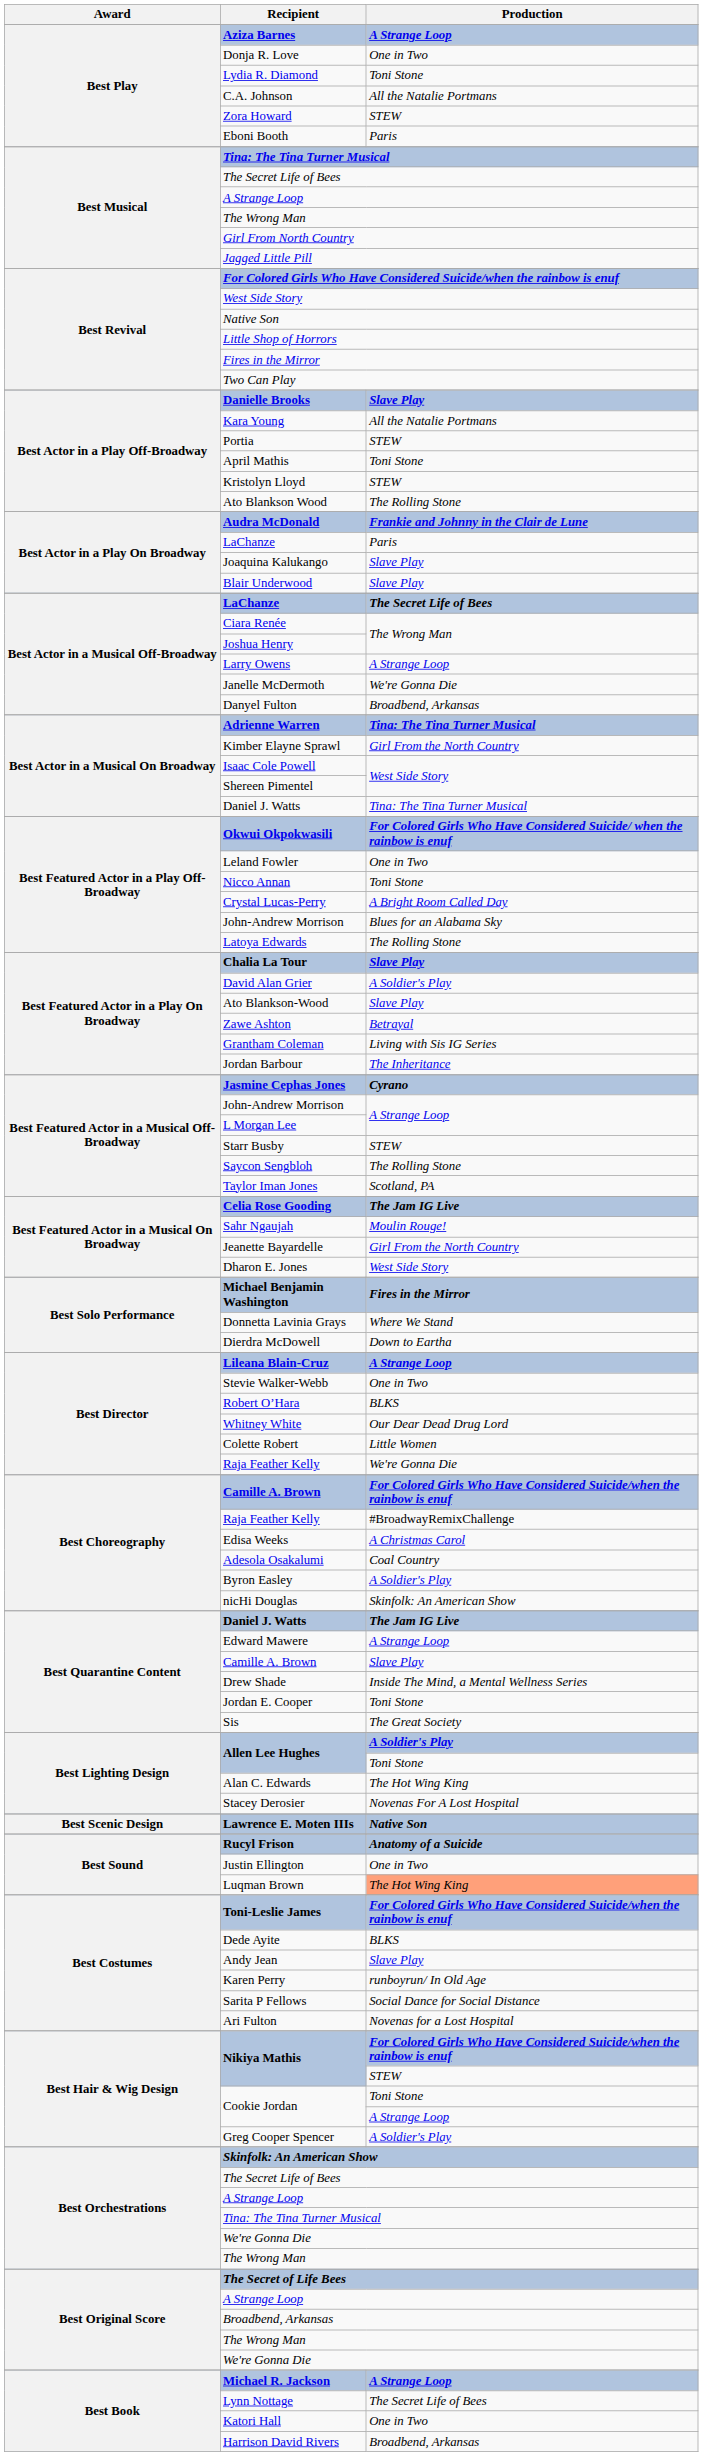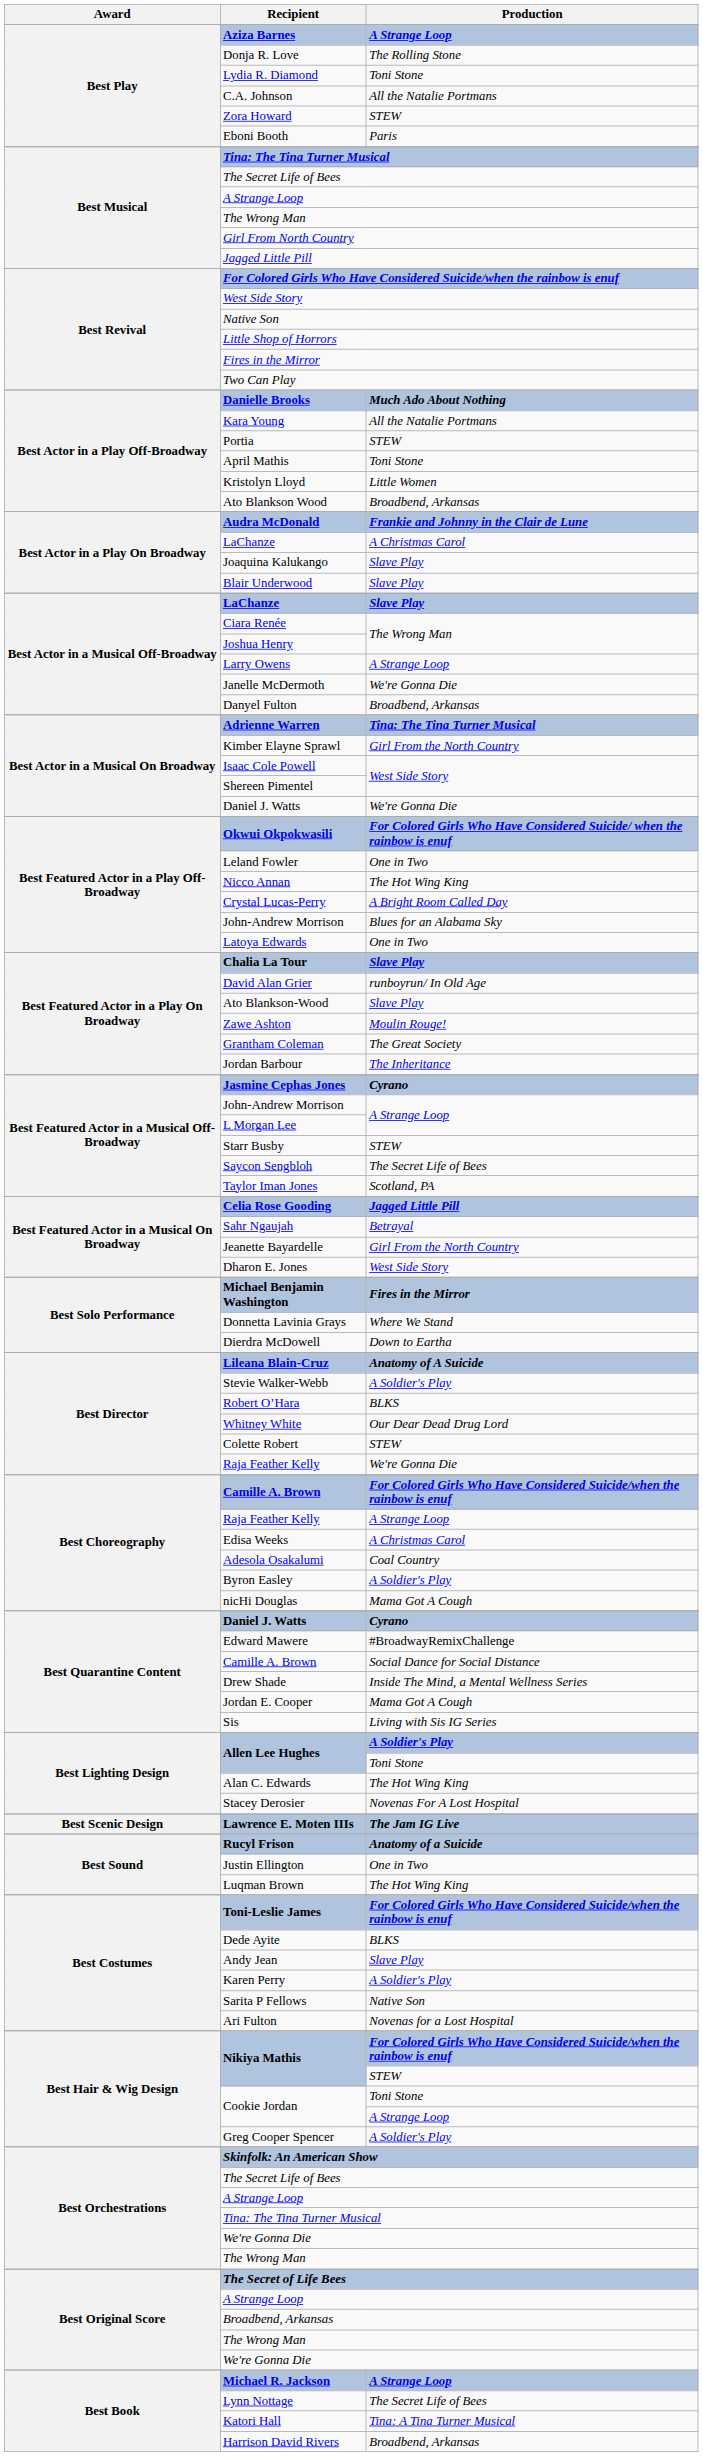(399, 55) One in Two -> (415, 55) The Rolling Stone
(397, 400) Slave Play -> (437, 400) Much Ado About Nothing
(385, 481) STEW -> (403, 481) Little Women
(415, 501) The Rolling Stone -> (424, 501) Broadbend, Arkansas
(383, 542) Paris -> (417, 542) A Christmas Carol
(431, 603) The Secret Life of Bees -> (397, 603) Slave Play
(448, 806) Tina: The Tina Turner Musical -> (413, 806) We're Gonna Die
(396, 881) Toni Stone -> (419, 881) The Hot Wing King
(415, 942) The Rolling Stone -> (399, 942) One in Two
(410, 983) A Soldier's Play -> (427, 983) runboyrun/ In Old Age
(391, 1023) Betrayal -> (408, 1023) Moulin Rouge!
(433, 1044) Living with Sis IG Series -> (415, 1044) The Great Society
(415, 1165) The Rolling Stone -> (428, 1165) The Secret Life of Bees
(414, 1206) The Jam IG Live -> (414, 1206) Jagged Little Pill
(408, 1226) Moulin Rouge! -> (391, 1226) Betrayal
(410, 1362) A Strange Loop -> (426, 1362) Anatomy of A Suicide
(399, 1383) One in Two -> (410, 1383) A Soldier's Play
(403, 1444) Little Women -> (385, 1444) STEW
(442, 1519) #BroadwayRemixChallenge -> (409, 1519) A Strange Loop
(442, 1600) Skinfolk: An American Show -> (421, 1600) Mama Got A Cough
(414, 1620) The Jam IG Live -> (389, 1620) Cyrano
(409, 1641) A Strange Loop -> (442, 1641) #BroadwayRemixChallenge
(396, 1661) Slave Play -> (454, 1661) Social Dance for Social Distance
(396, 1702) Toni Stone -> (421, 1702) Mama Got A Cough
(415, 1722) The Great Society -> (433, 1722) Living with Sis IG Series
(398, 1823) Native Son -> (414, 1823) The Jam IG Live
(419, 1884) lightsalmon background -> (419, 1884) no background
(427, 1980) runboyrun/ In Old Age -> (410, 1980) A Soldier's Play
(454, 2000) Social Dance for Social Distance -> (397, 2000) Native Son
(399, 2421) One in Two -> (442, 2421) Tina: A Tina Turner Musical
